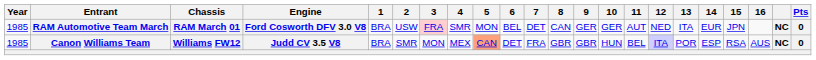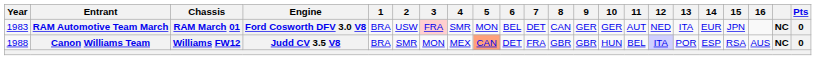(17, 27) 1985 -> (17, 27) 1983
(17, 42) 1985 -> (17, 42) 1988
